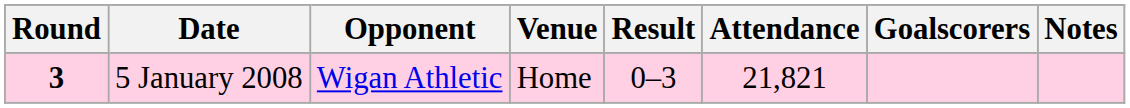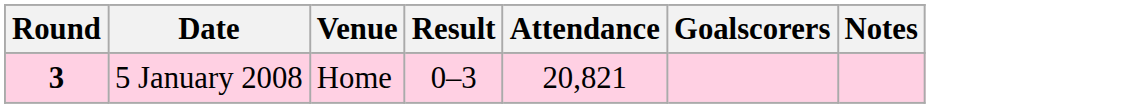- column: (410, 28)
(785, 77) 21,821 -> (585, 77) 20,821
